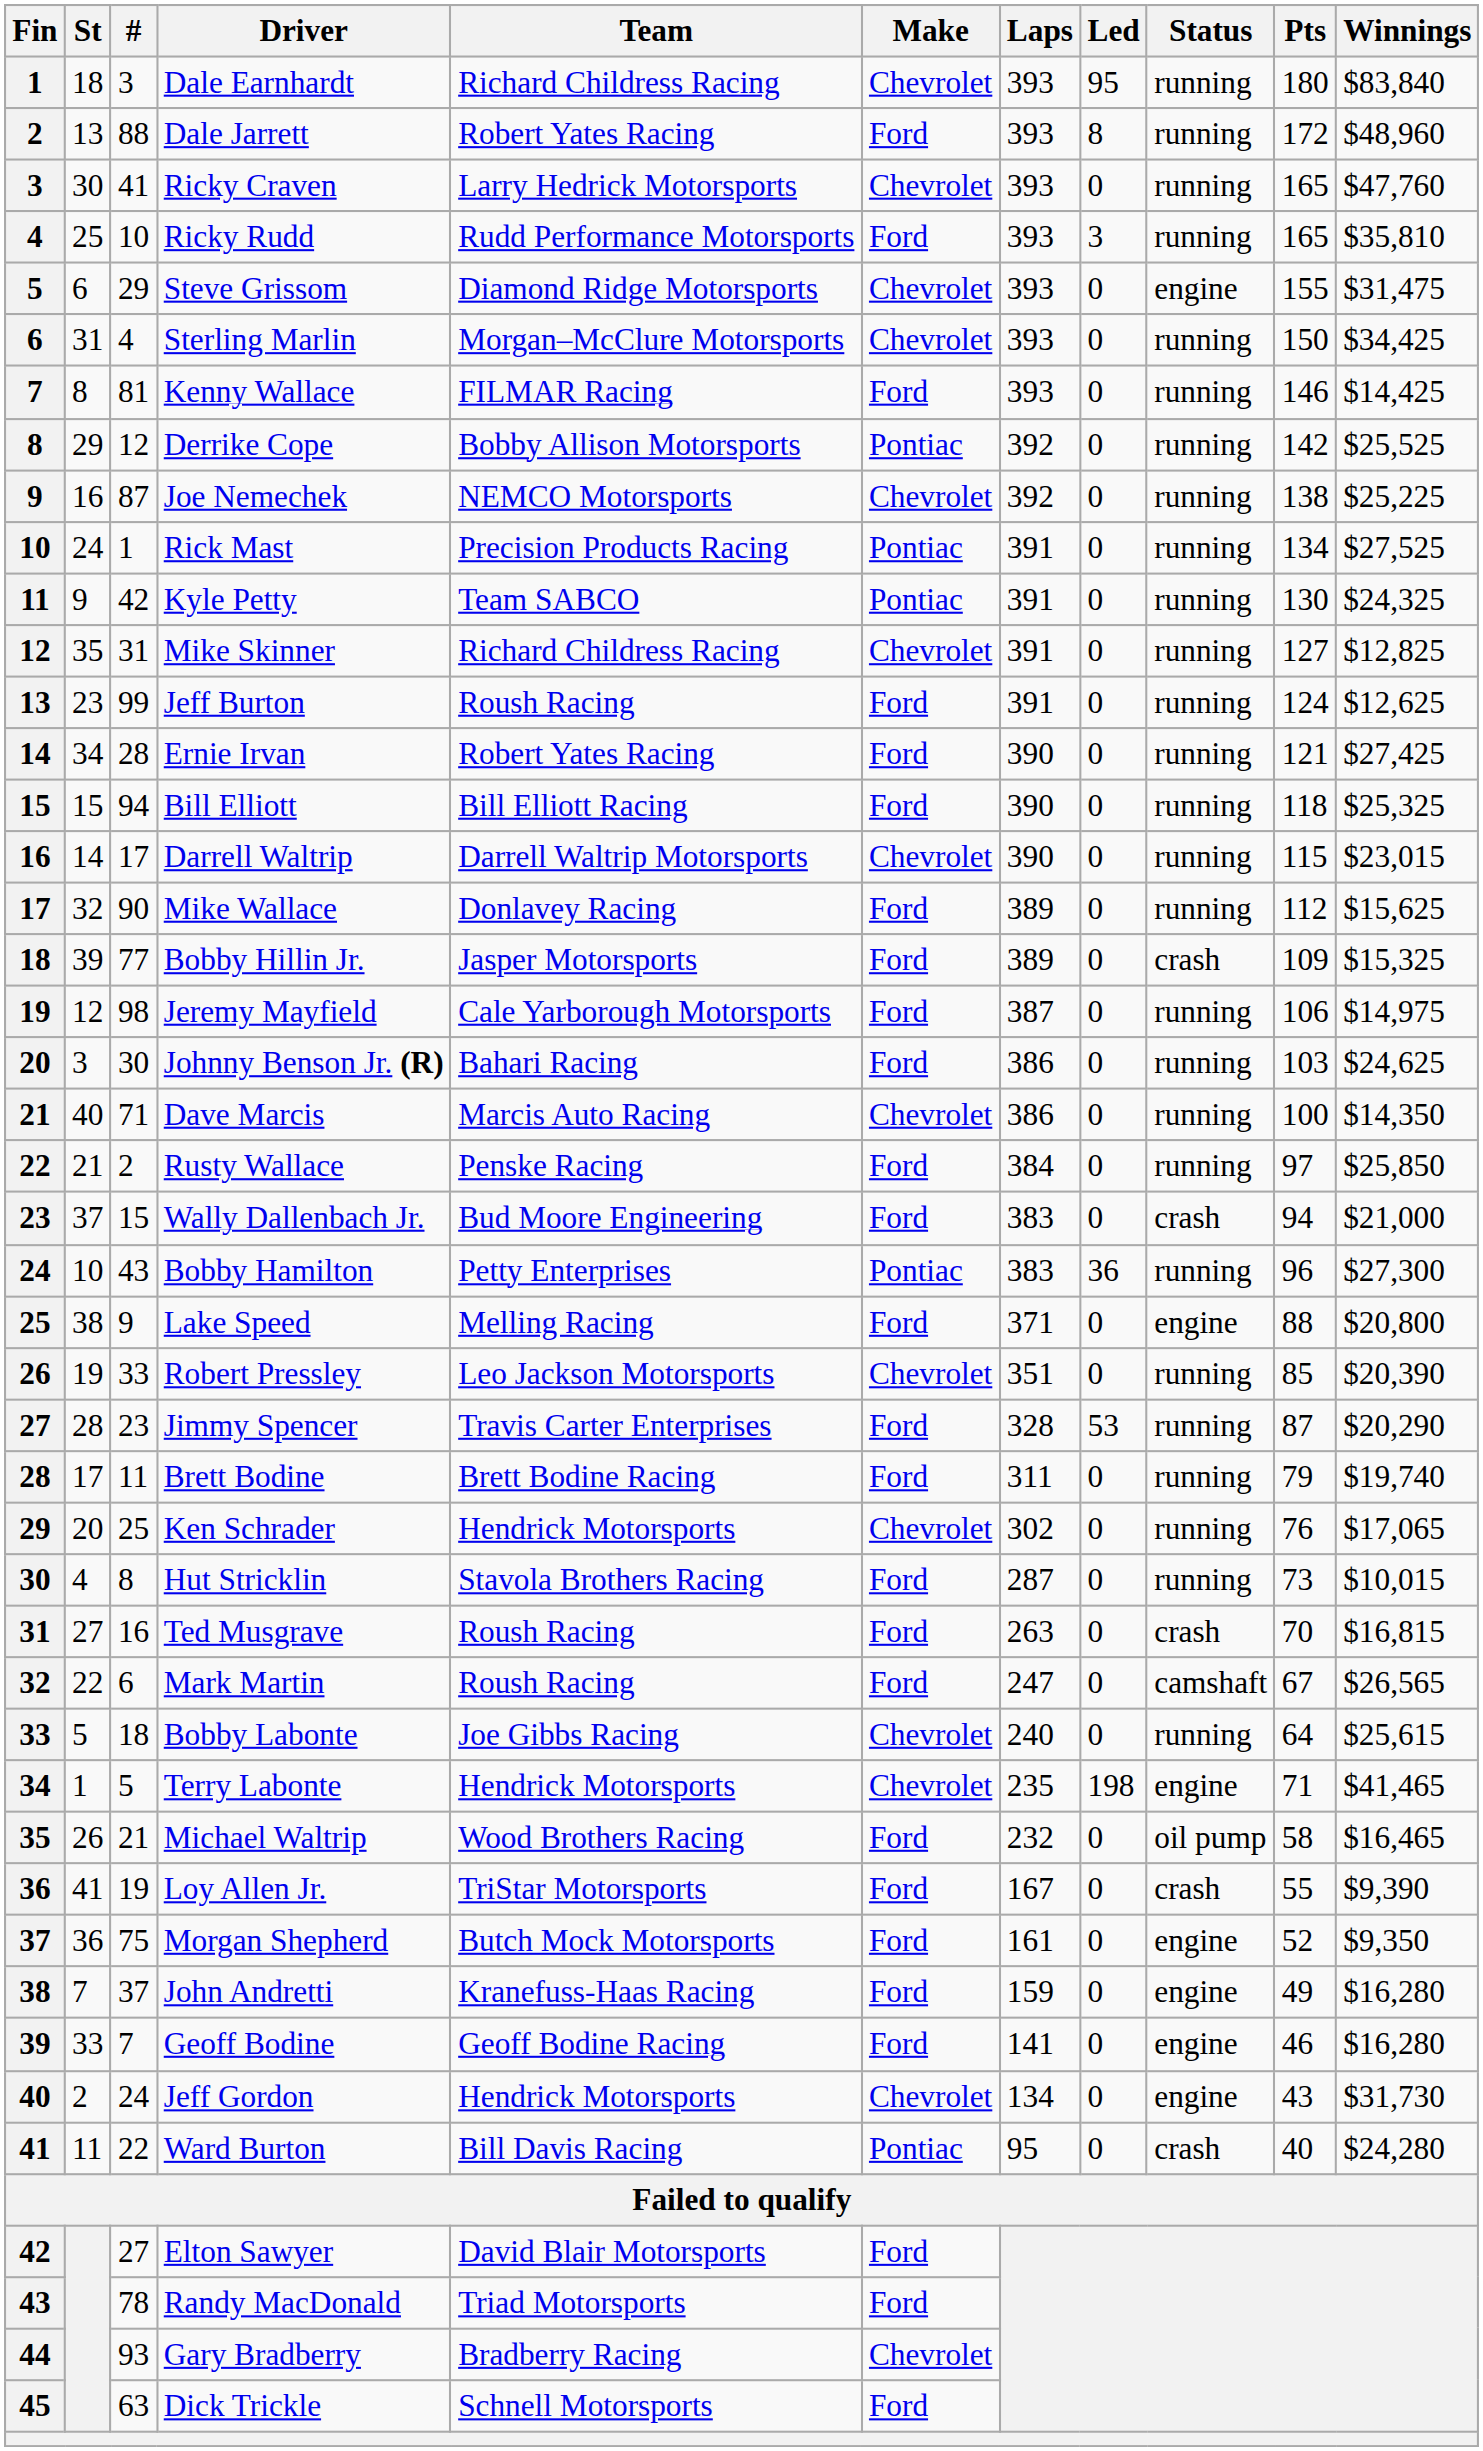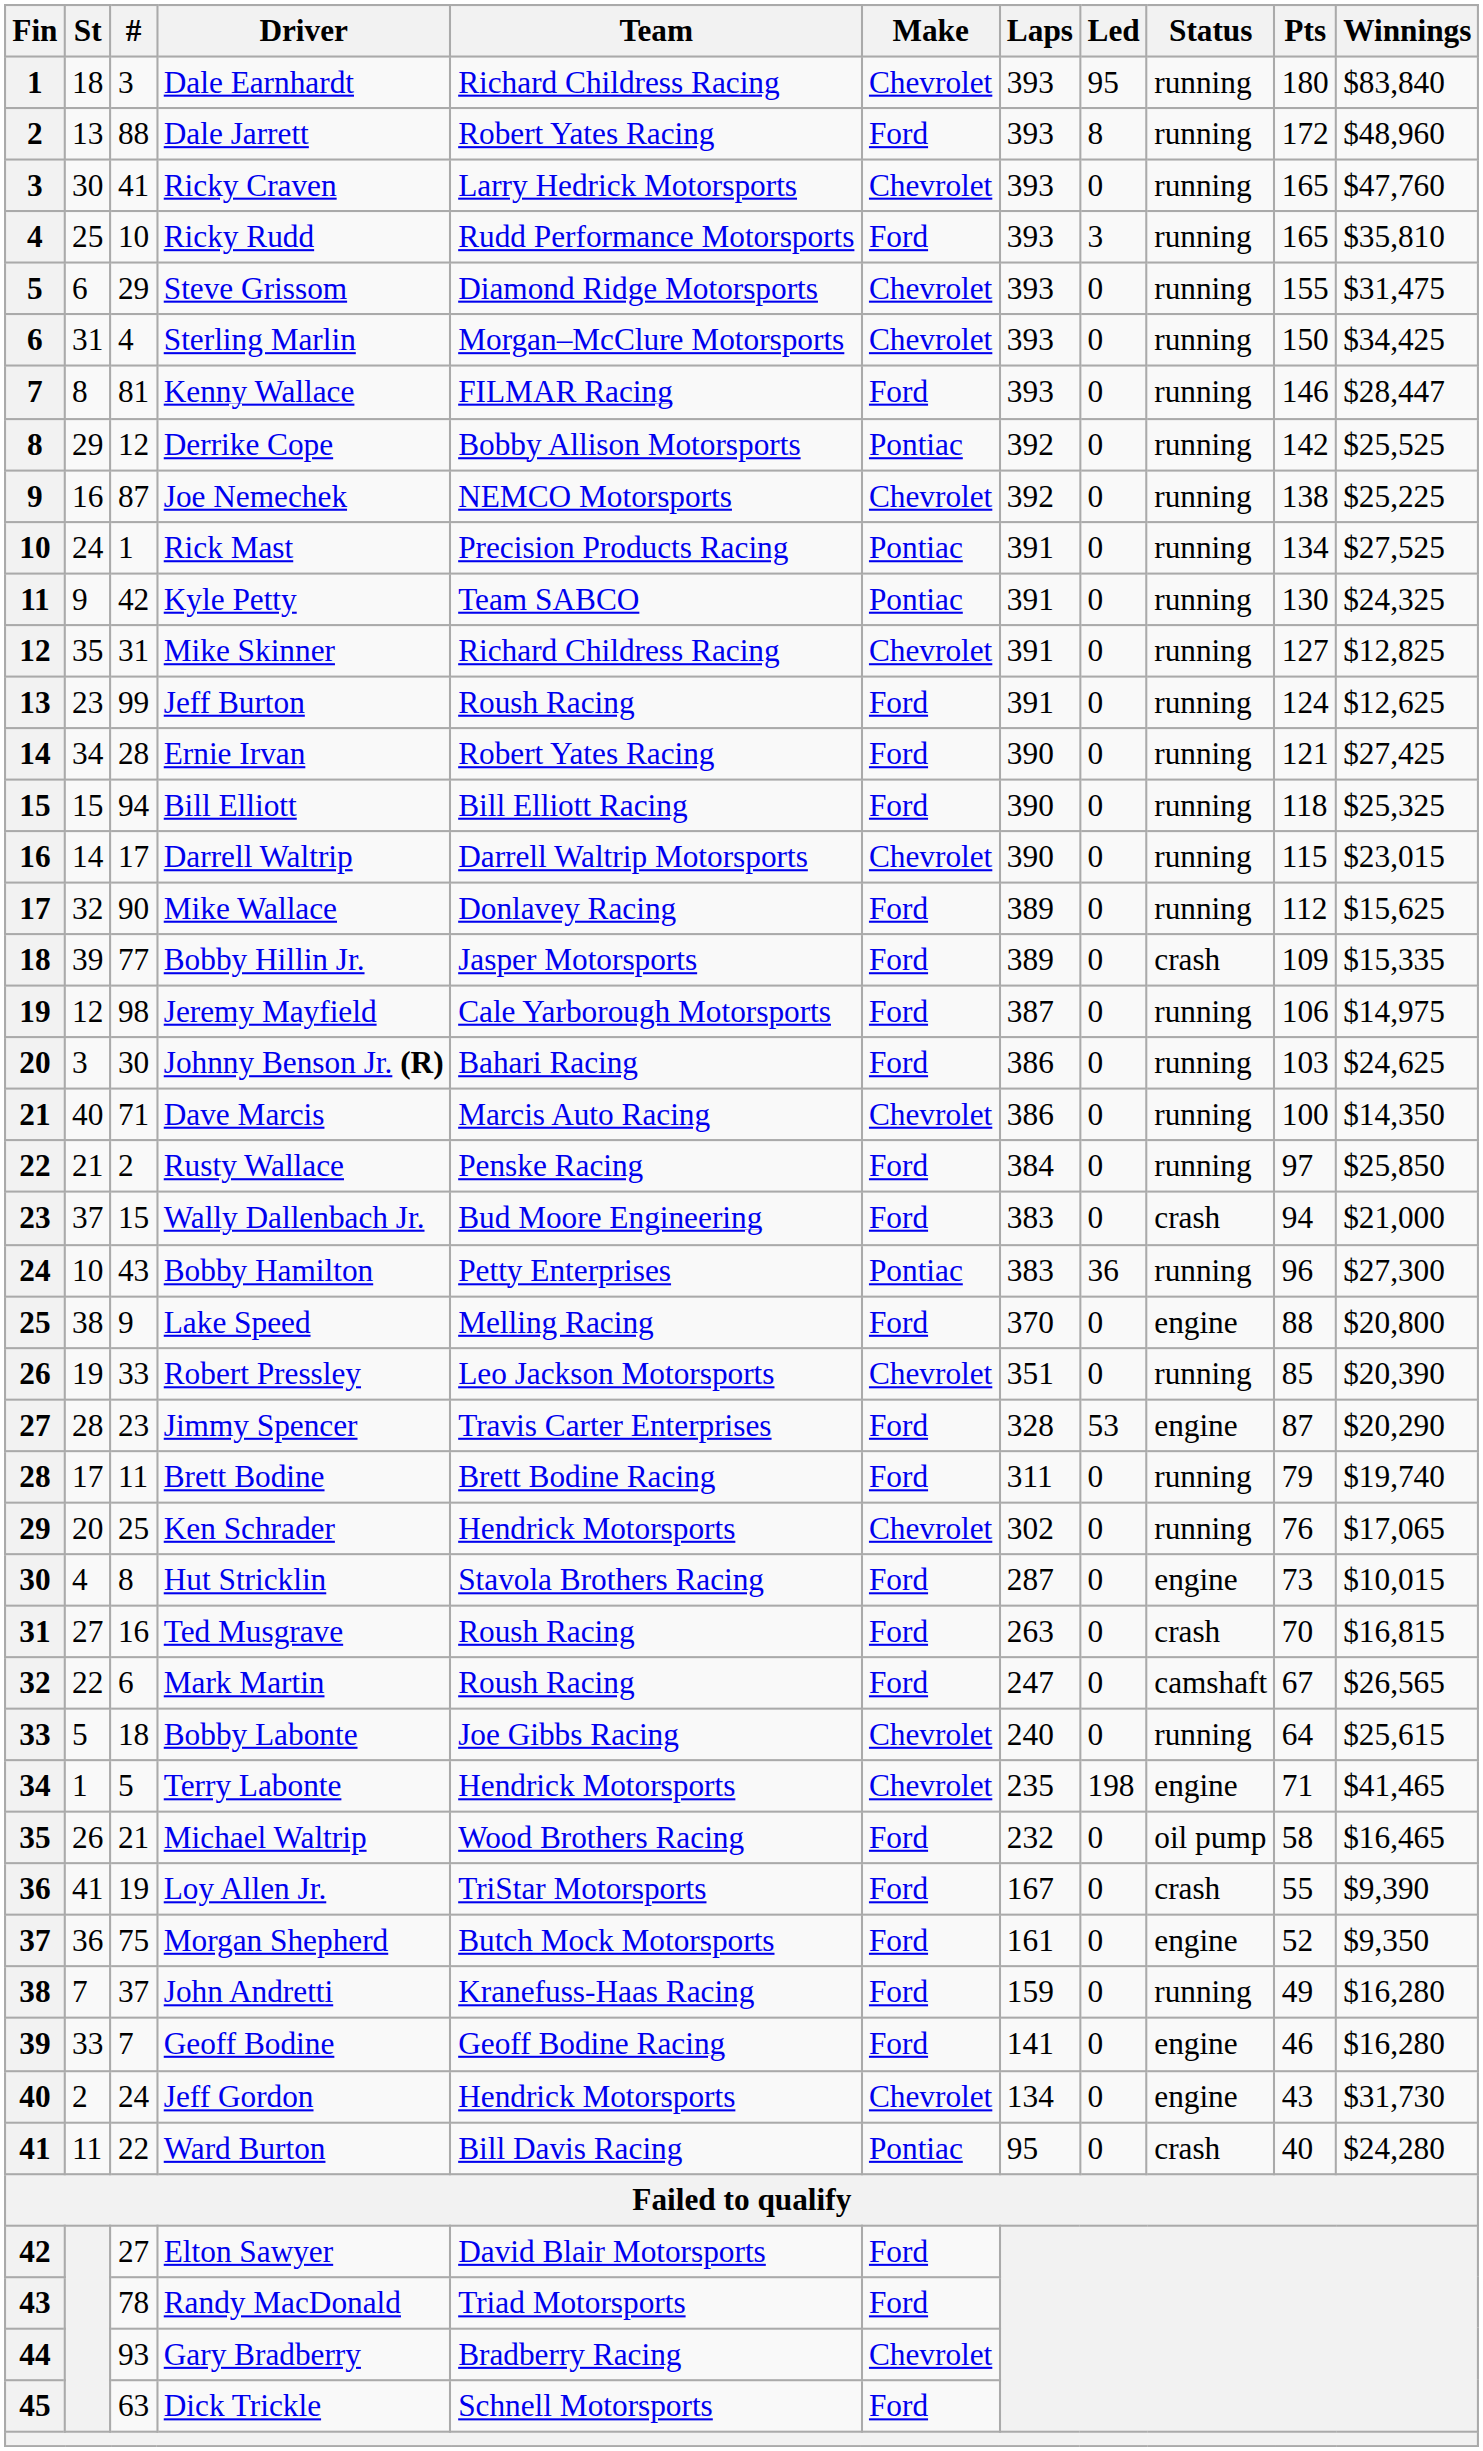(1196, 288) engine -> (1203, 288) running
(1394, 391) $14,425 -> (1394, 391) $28,447
(1394, 959) $15,325 -> (1394, 959) $15,335
(1030, 1321) 371 -> (1030, 1321) 370
(1203, 1424) running -> (1196, 1424) engine
(1203, 1579) running -> (1196, 1579) engine
(1196, 1992) engine -> (1203, 1992) running
